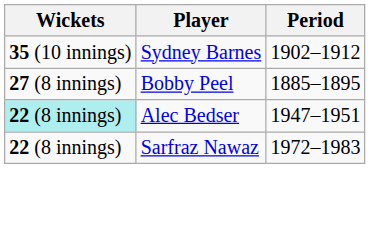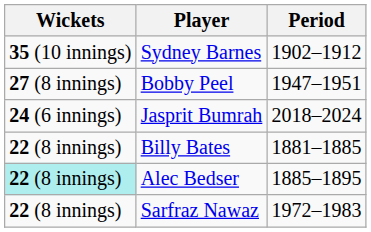(315, 83) 1885–1895 -> (317, 83) 1947–1951
+ row: (202, 115)
+ row: (185, 147)
(315, 115) 1947–1951 -> (317, 178) 1885–1895
